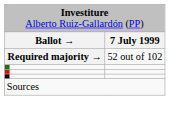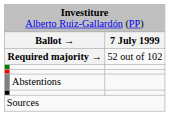+ row: (7, 82)
